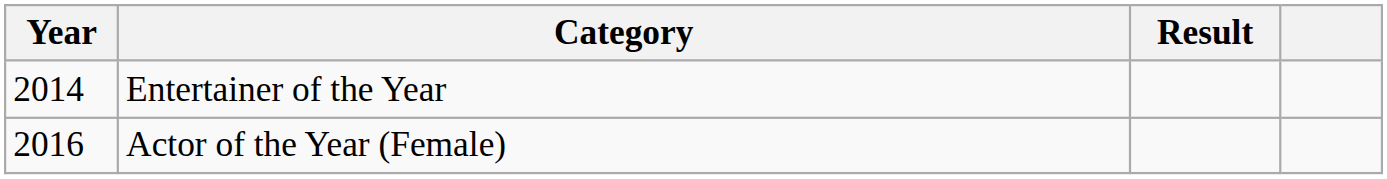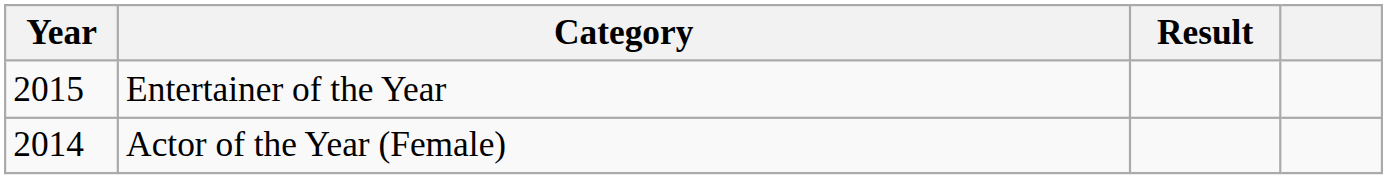(49, 88) 2014 -> (49, 88) 2015
(49, 144) 2016 -> (49, 144) 2014
